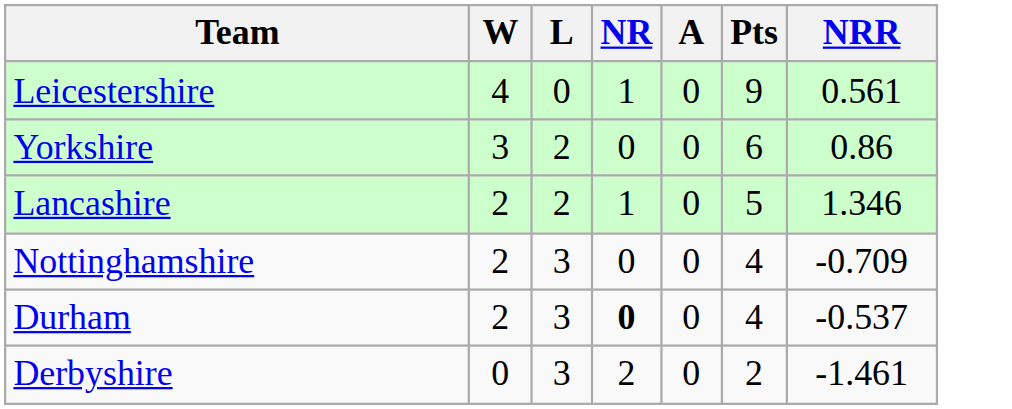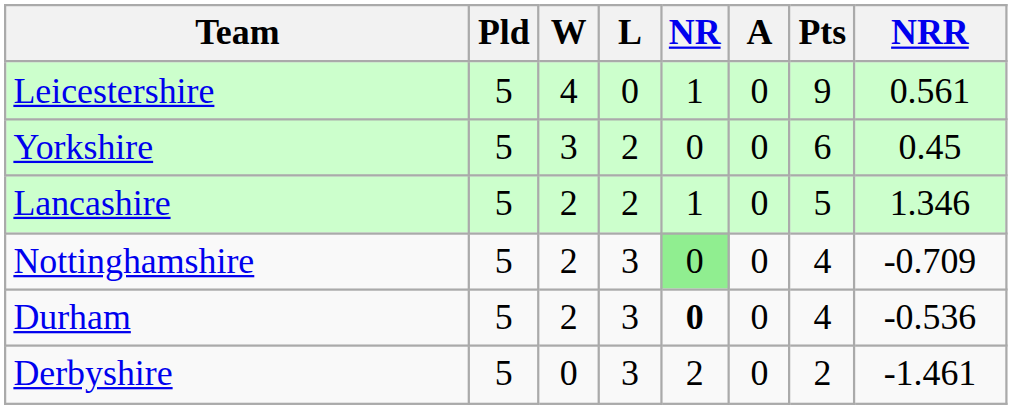+ column: (504, 32)
(862, 146) 0.86 -> (930, 146) 0.45
(626, 260) no background -> (695, 260) lightgreen background
(862, 317) -0.537 -> (930, 317) -0.536
